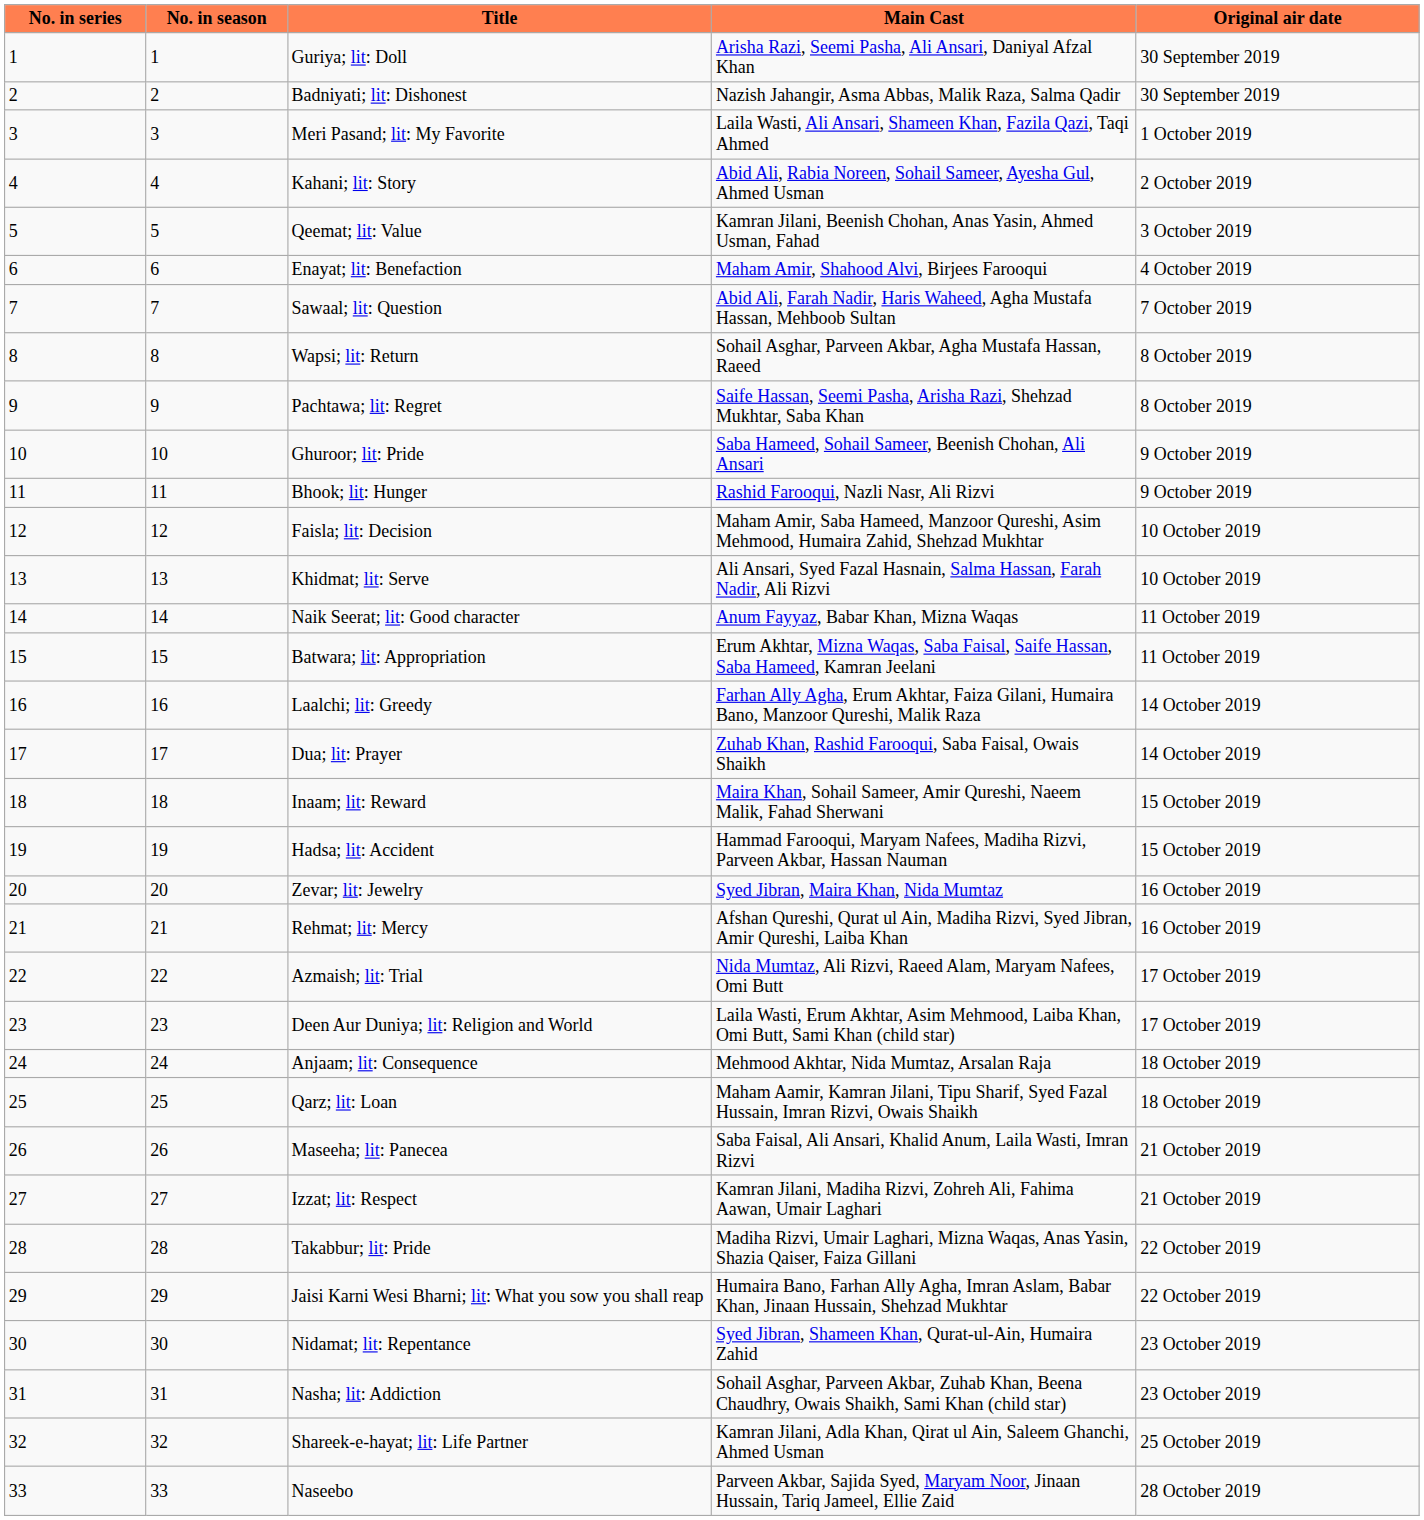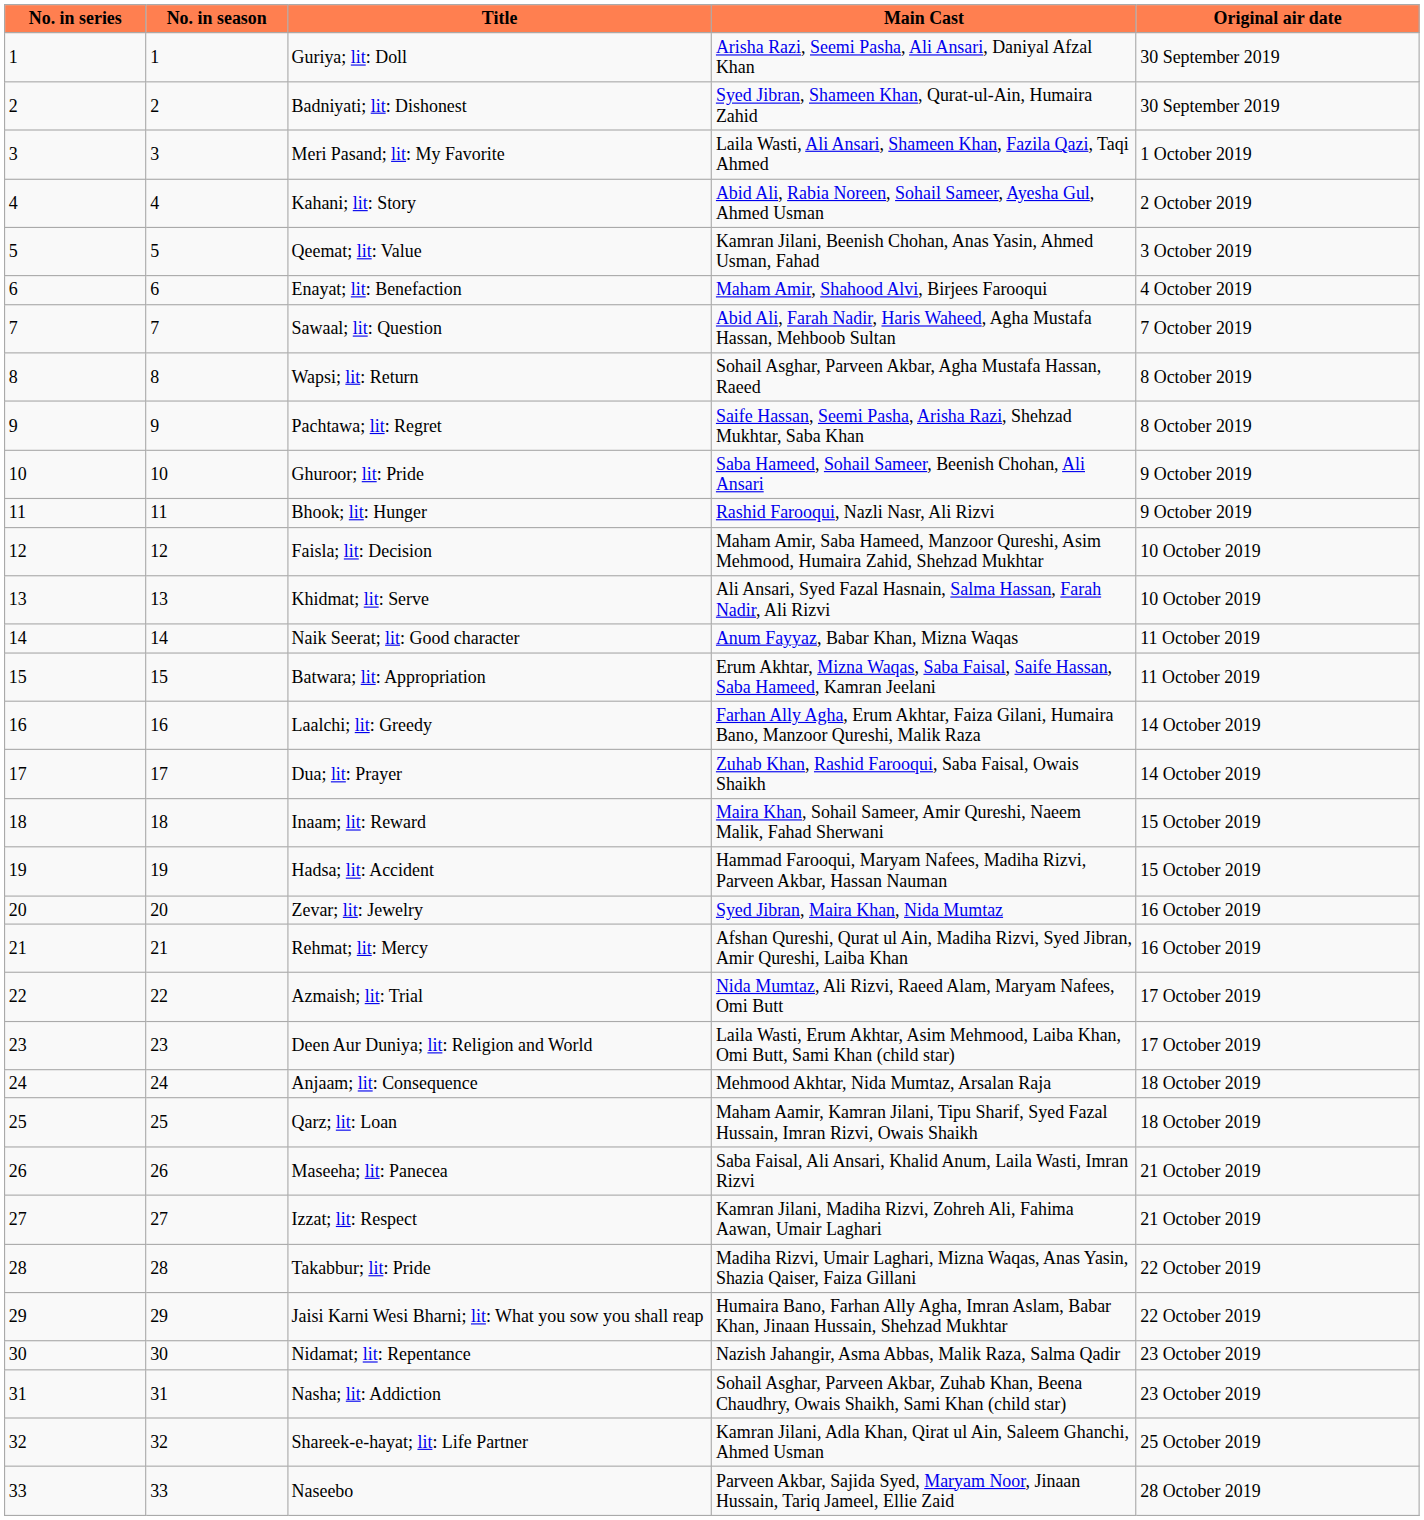(918, 95) Nazish Jahangir, Asma Abbas, Malik Raza, Salma Qadir -> (904, 105) Syed Jibran, Shameen Khan, Qurat-ul-Ain, Humaira Zahid
(904, 1345) Syed Jibran, Shameen Khan, Qurat-ul-Ain, Humaira Zahid -> (918, 1355) Nazish Jahangir, Asma Abbas, Malik Raza, Salma Qadir
